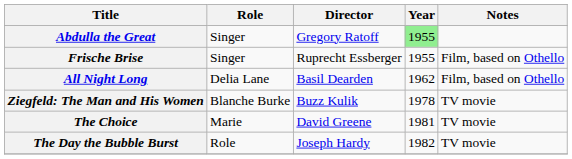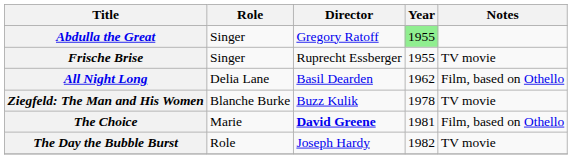(503, 57) Film, based on Othello -> (468, 57) TV movie
(334, 121) normal -> (336, 121) bold
(468, 121) TV movie -> (503, 121) Film, based on Othello
